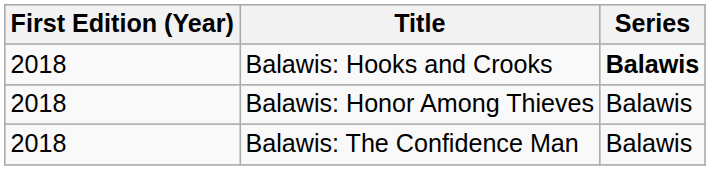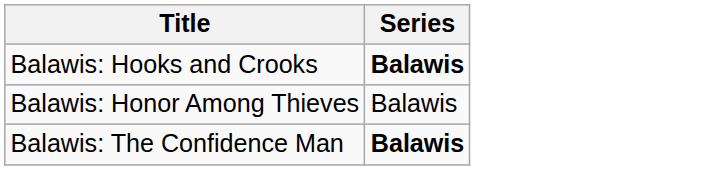- column: (122, 24)
(649, 143) normal -> (418, 143) bold
